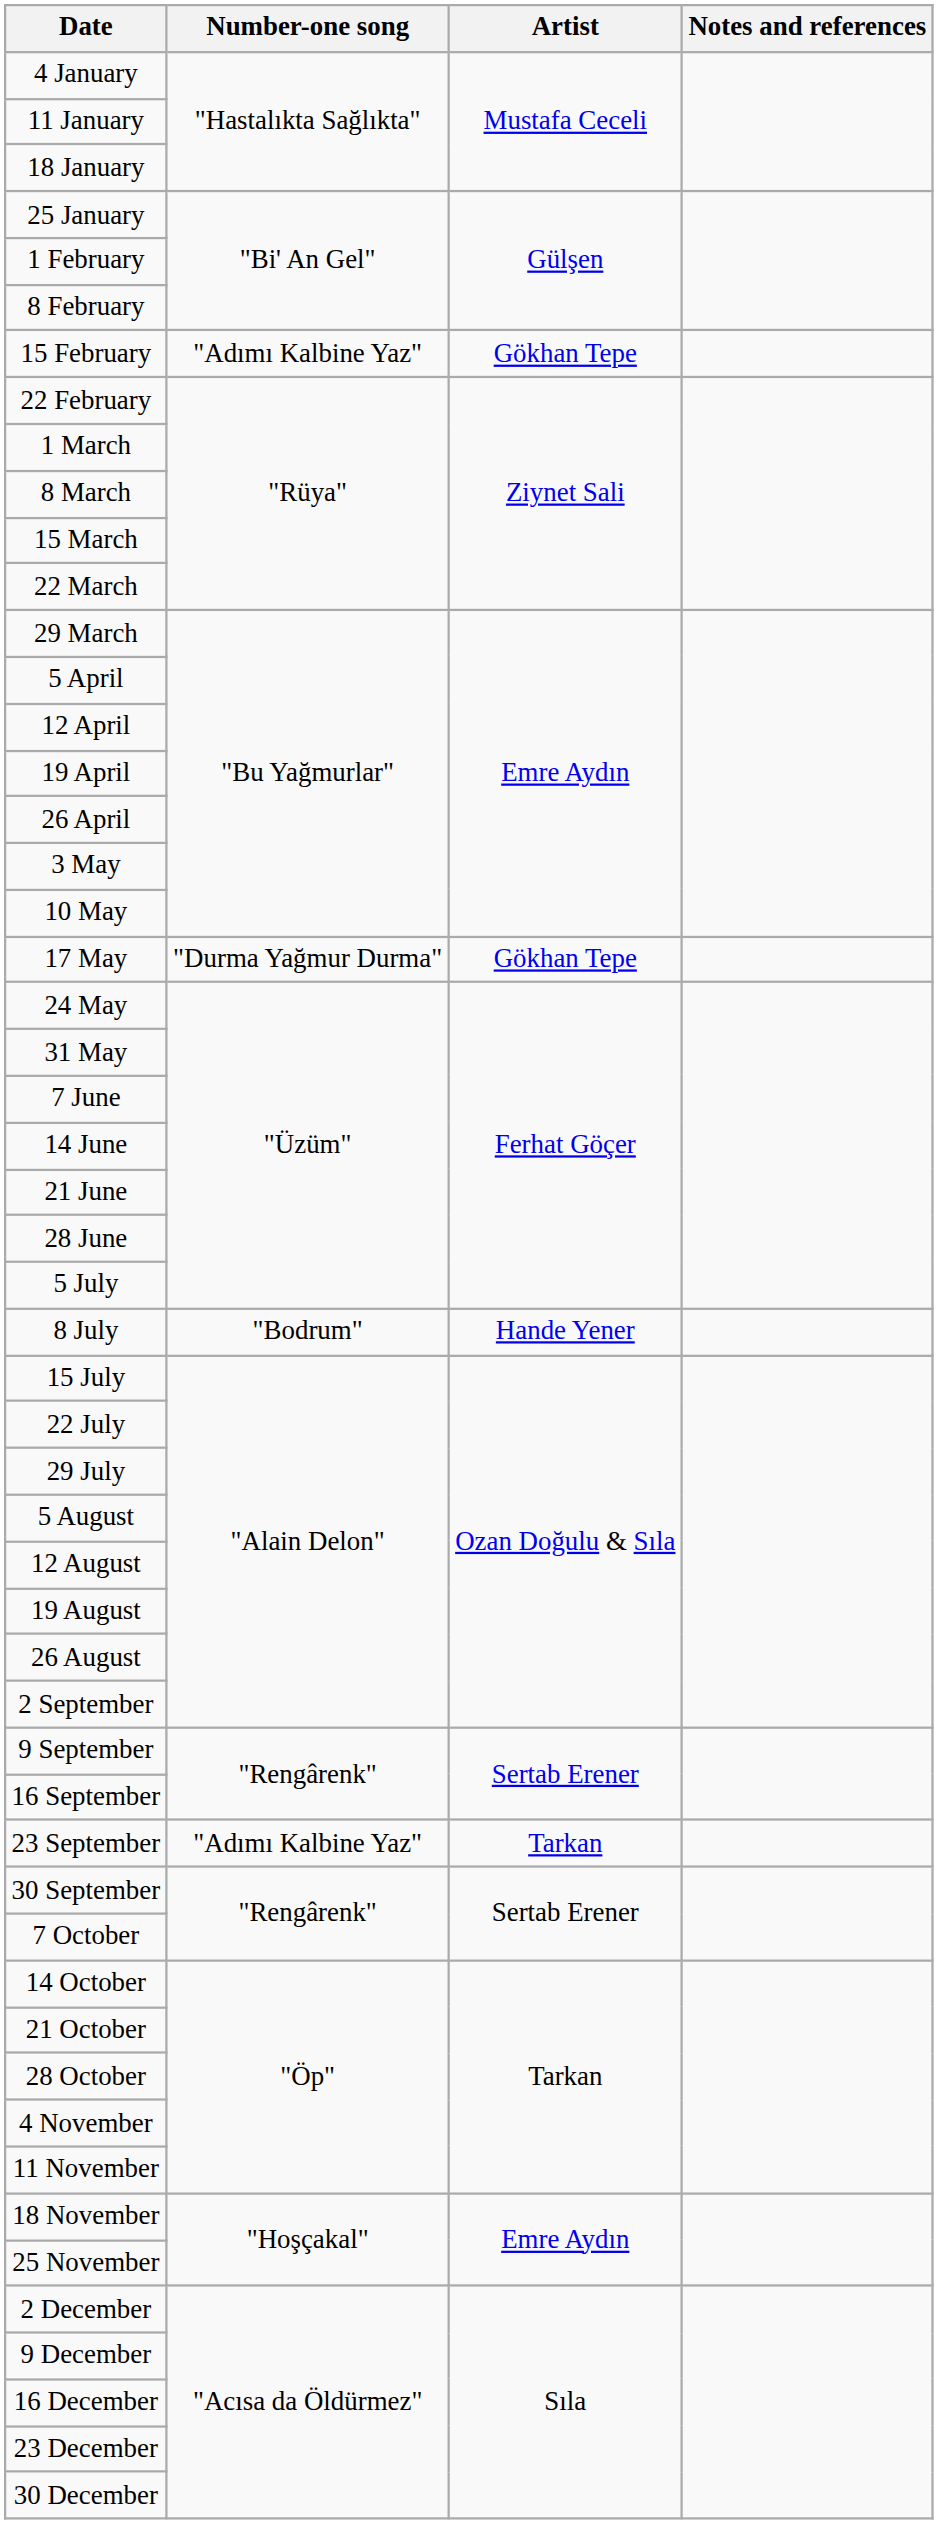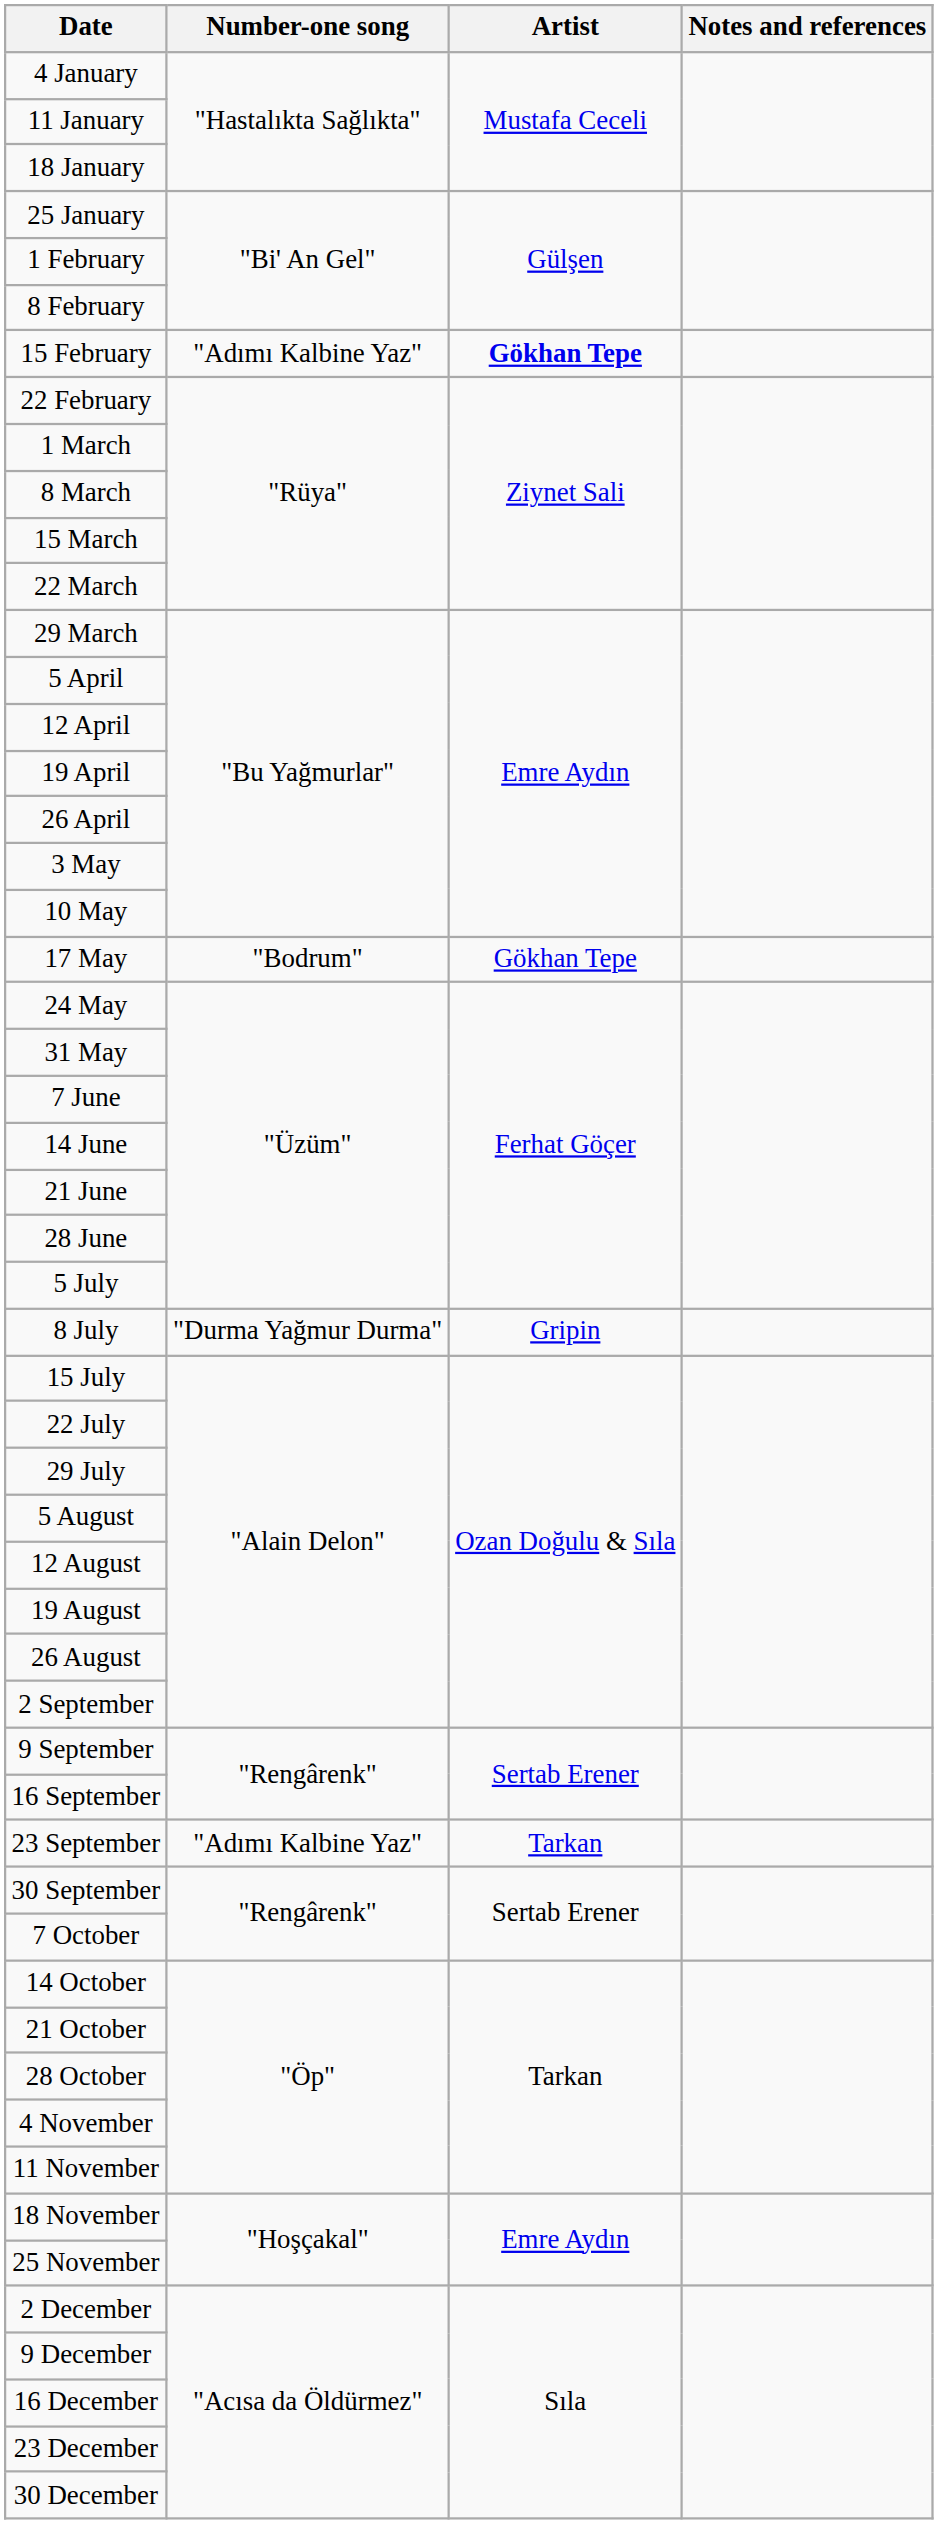(565, 353) normal -> (565, 353) bold
(308, 958) "Durma Yağmur Durma" -> (308, 958) "Bodrum"
(308, 1331) "Bodrum" -> (308, 1331) "Durma Yağmur Durma"
(565, 1331) Hande Yener -> (565, 1331) Gripin
